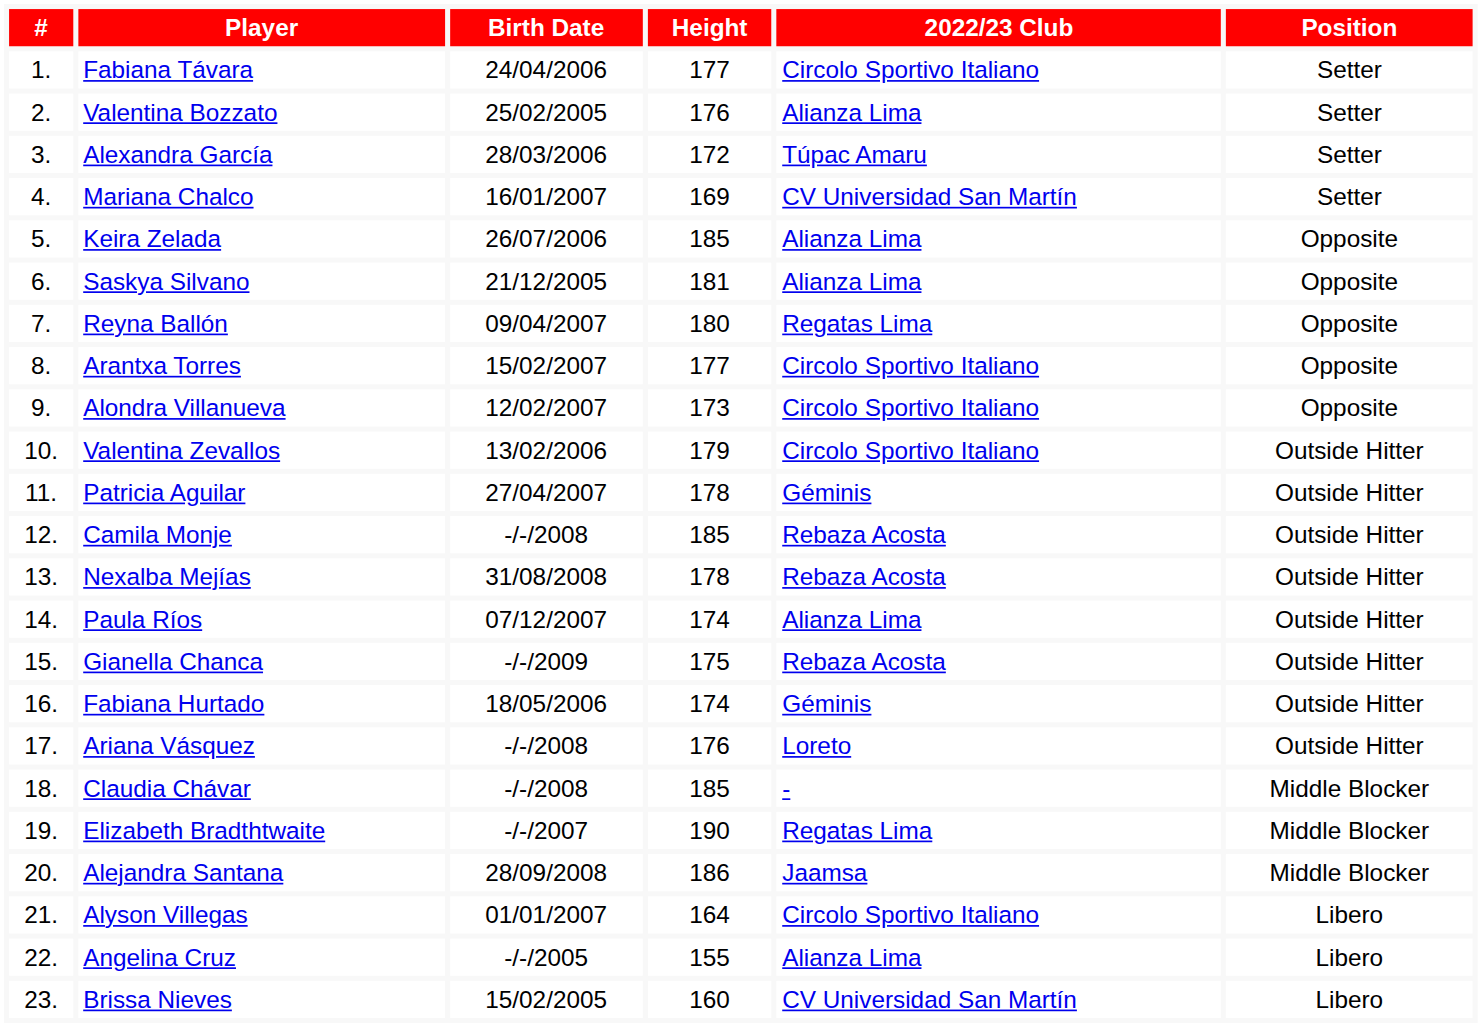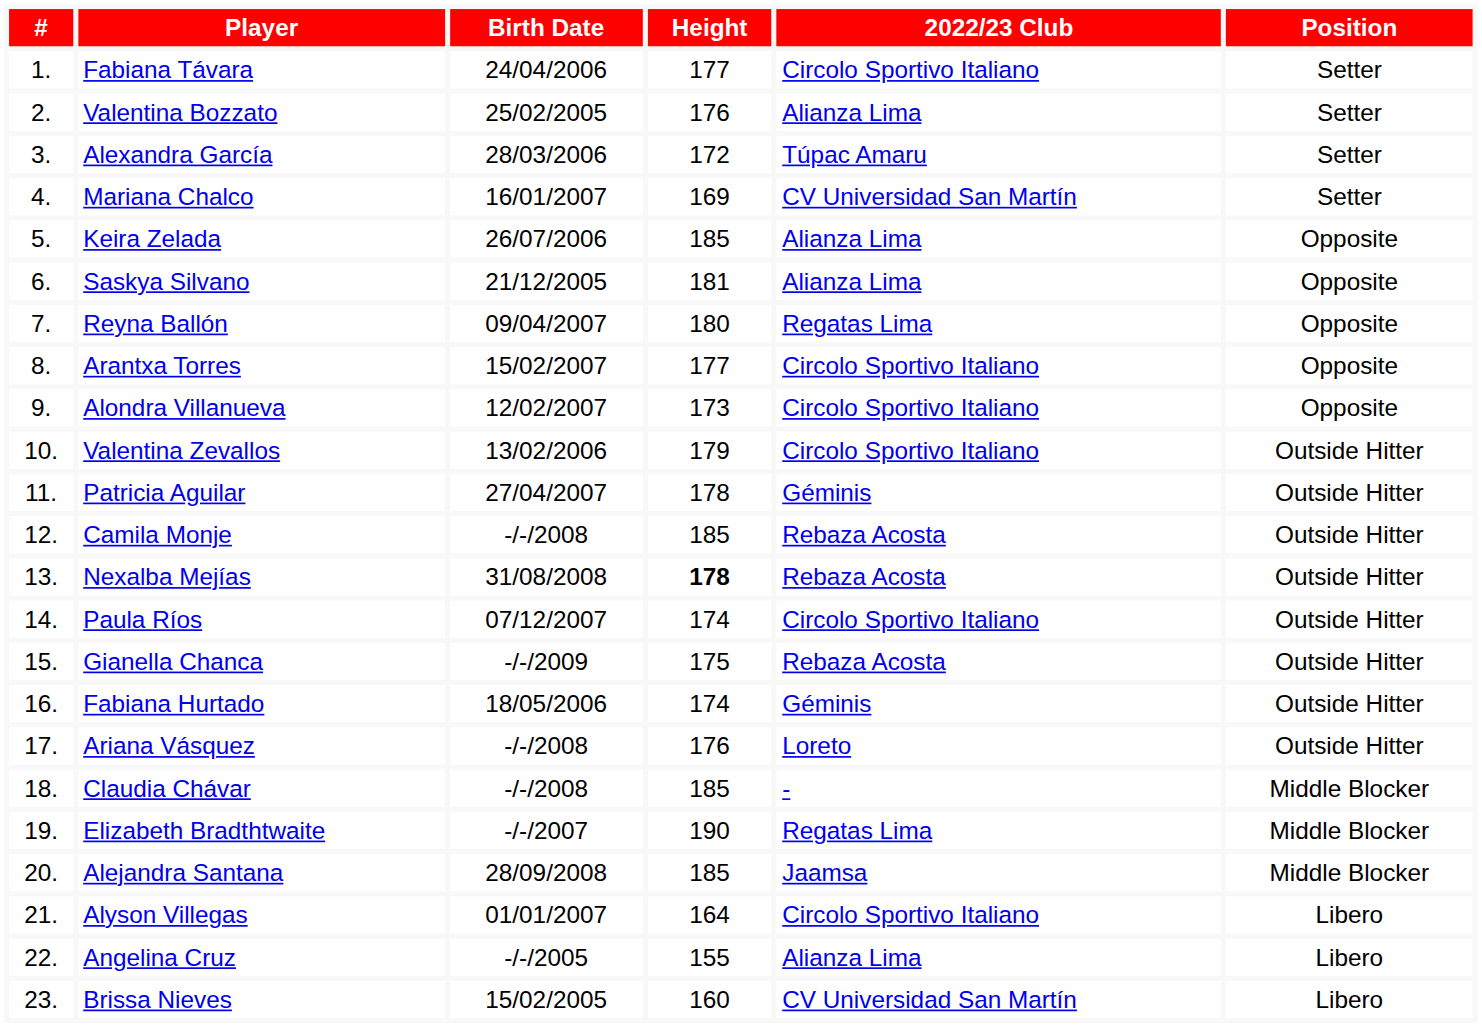(710, 577) normal -> (710, 577) bold
(852, 619) Alianza Lima -> (911, 619) Circolo Sportivo Italiano
(710, 873) 186 -> (710, 873) 185
